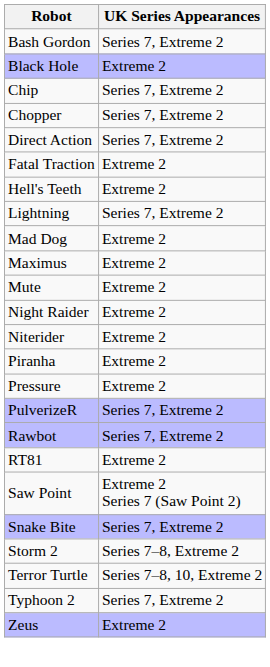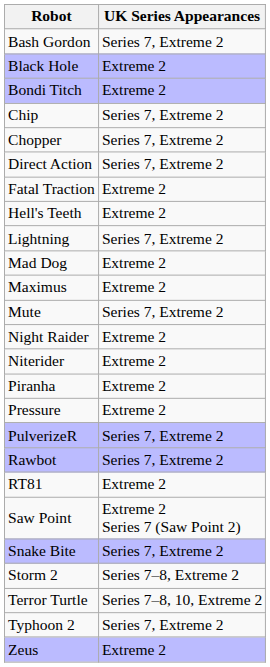+ row: (45, 90)
(134, 287) Extreme 2 -> (163, 312) Series 7, Extreme 2
